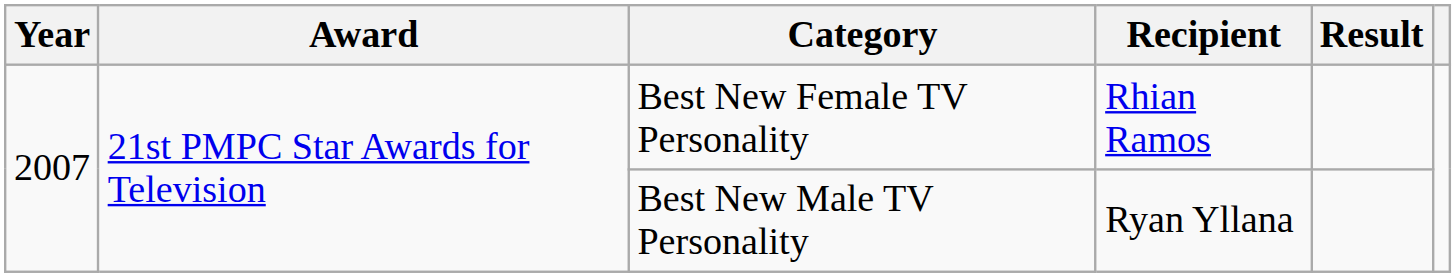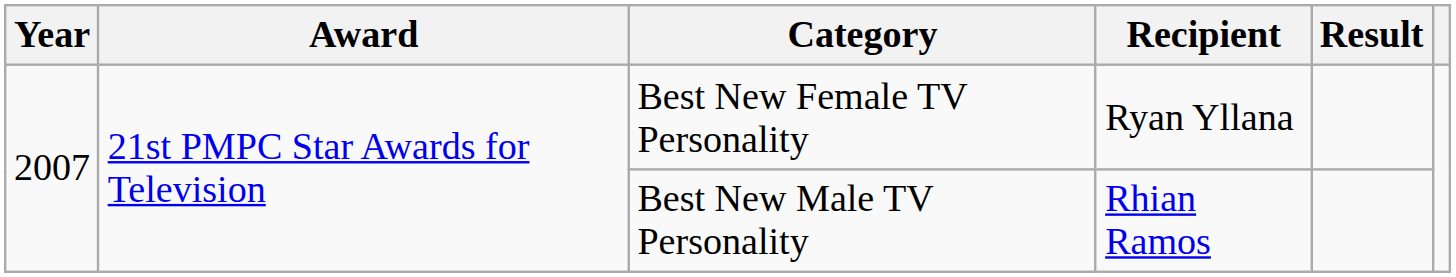(1158, 116) Rhian Ramos -> (1199, 116) Ryan Yllana
(1199, 219) Ryan Yllana -> (1158, 219) Rhian Ramos
